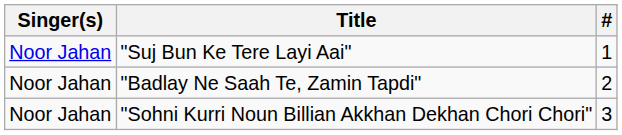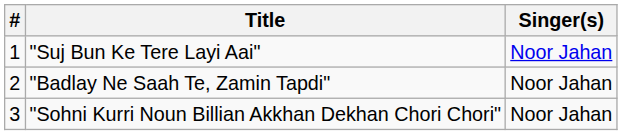columns swapped: (607, 20) <-> (60, 20)
